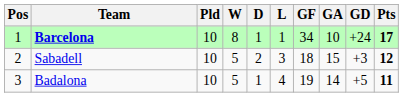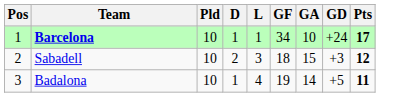- column: (235, 15)
